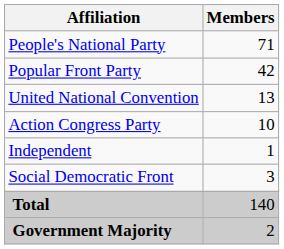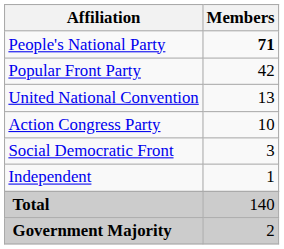(266, 44) normal -> (266, 44) bold
rows swapped: (91, 177) <-> (50, 151)
